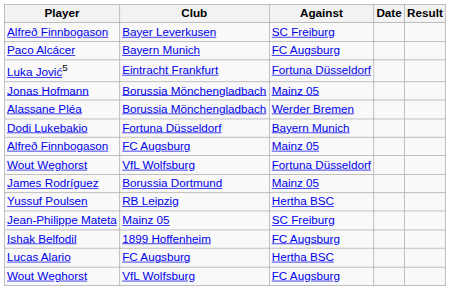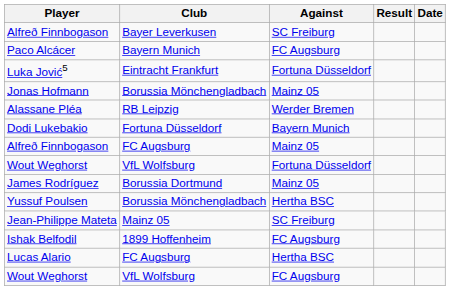columns swapped: (425, 13) <-> (389, 13)
(194, 109) Borussia Mönchengladbach -> (150, 109) RB Leipzig
(150, 202) RB Leipzig -> (194, 202) Borussia Mönchengladbach
